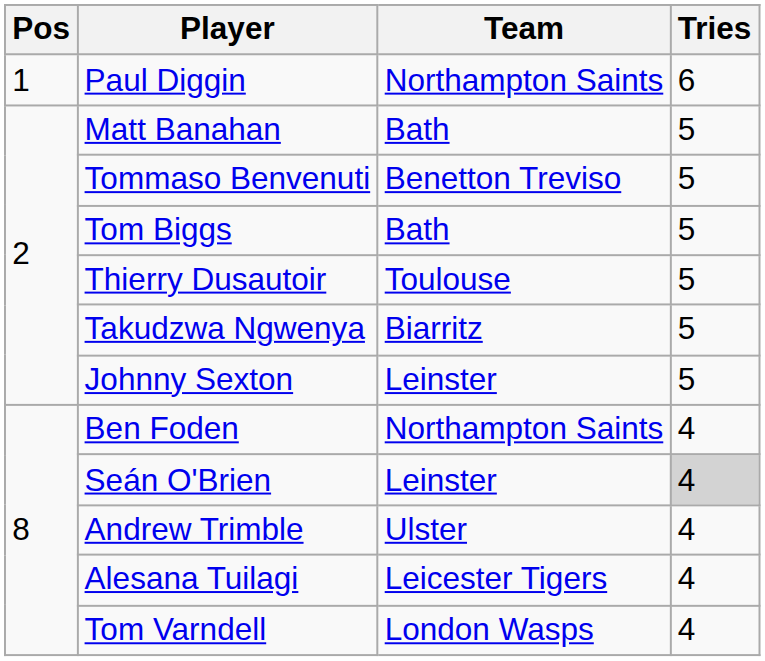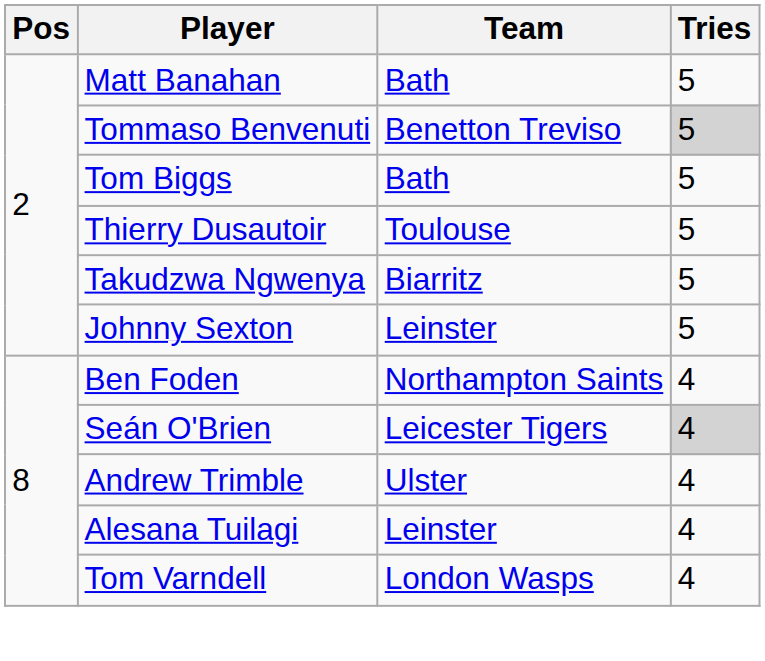- row: (165, 79)
(687, 179) no background -> (687, 129) lightgrey background
(441, 479) Leinster -> (496, 429) Leicester Tigers
(496, 579) Leicester Tigers -> (441, 529) Leinster
